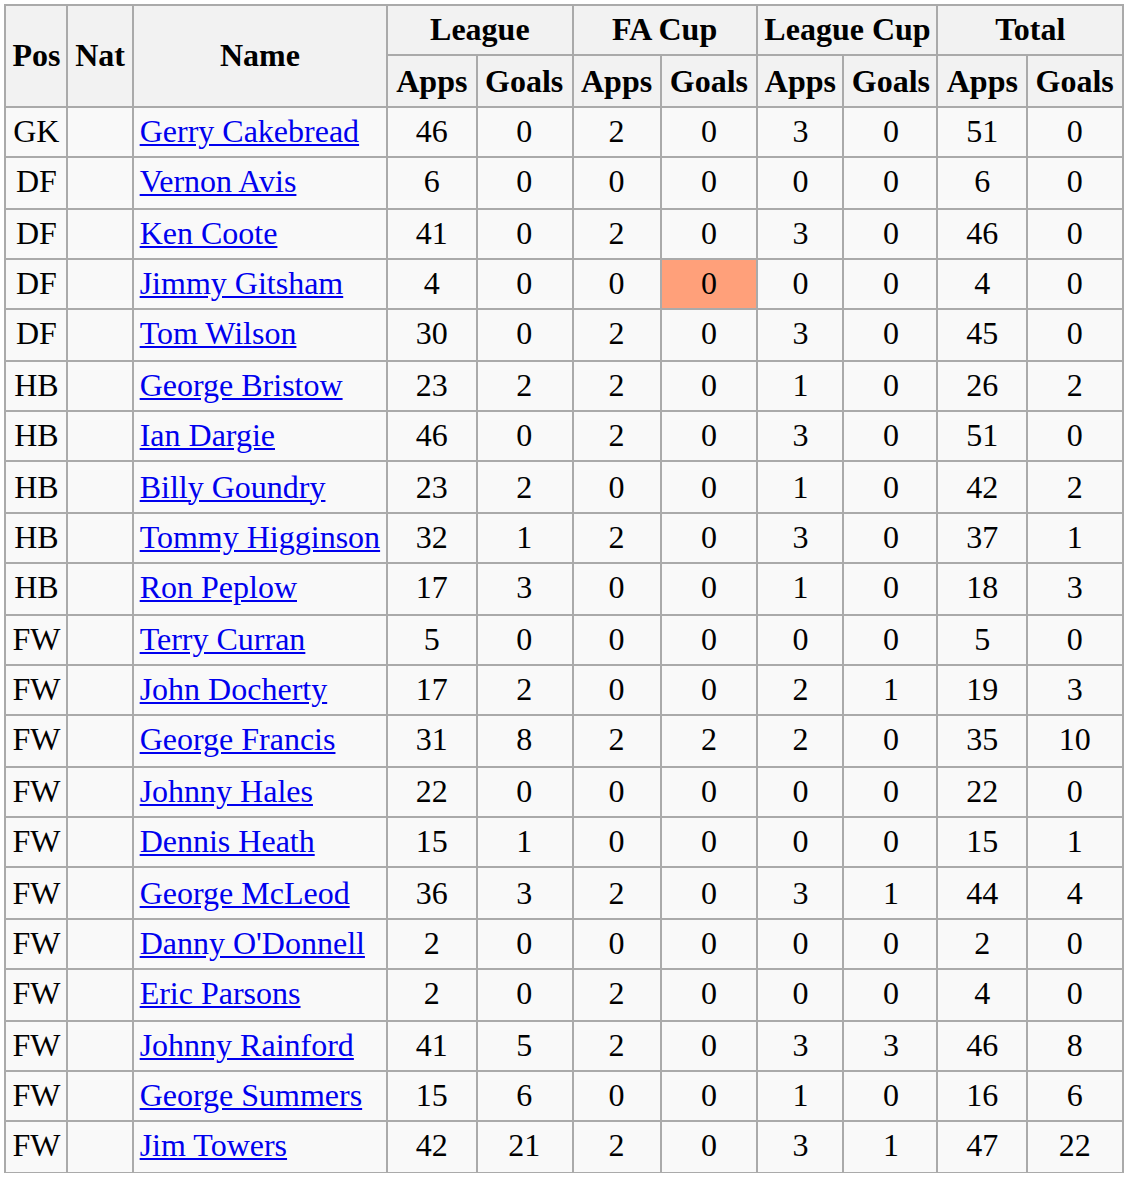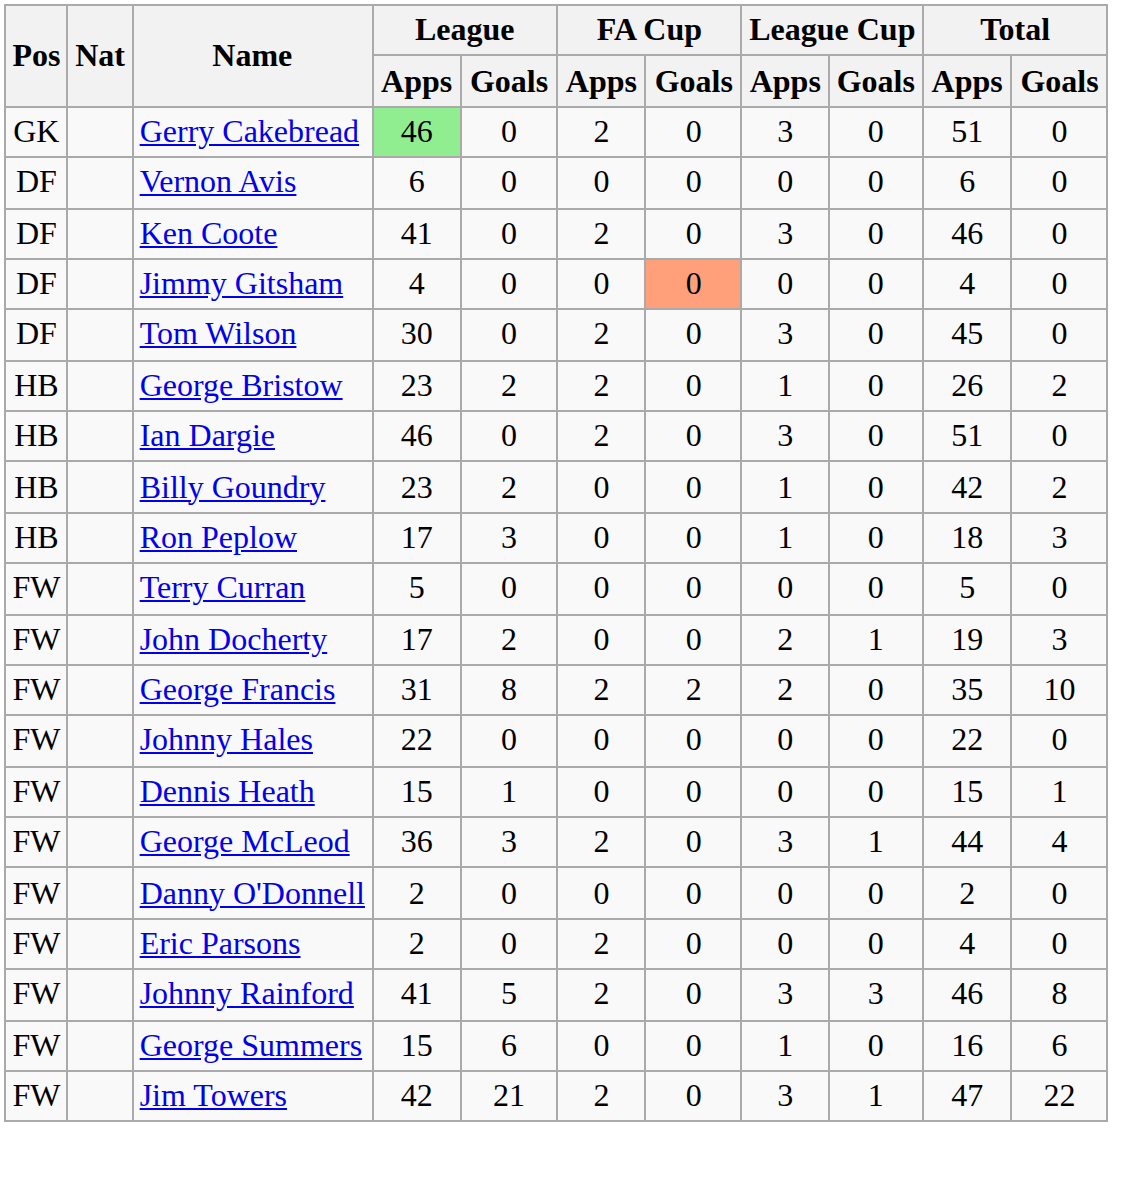(432, 131) no background -> (417, 131) lightgreen background
- row: (260, 537)
